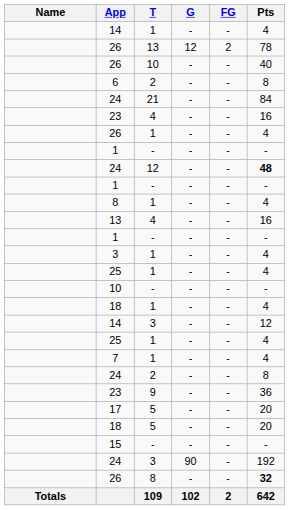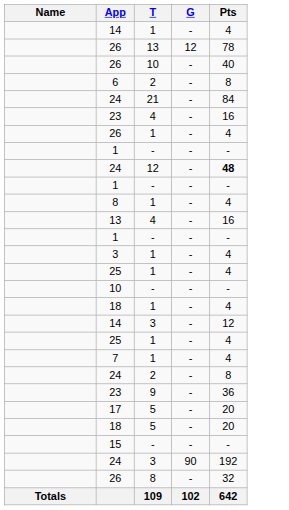- column: (228, 13)
(266, 479) bold -> (228, 479) normal
